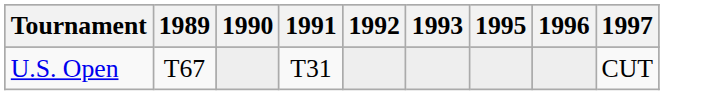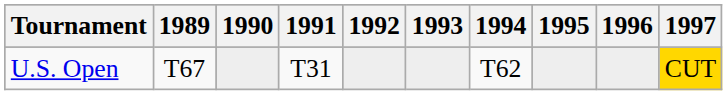+ column: (501, 25)
(627, 68) no background -> (691, 68) gold background
